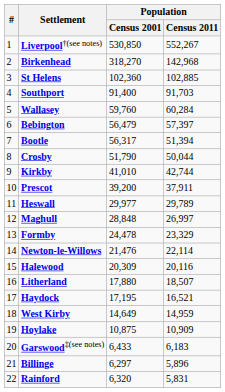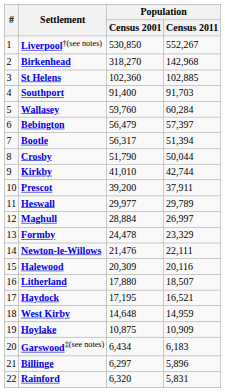(123, 219) 28,848 -> (123, 219) 28,884
(180, 251) 22,114 -> (179, 251) 22,111
(123, 313) 14,649 -> (123, 313) 14,648
(120, 346) 6,433 -> (120, 346) 6,434
